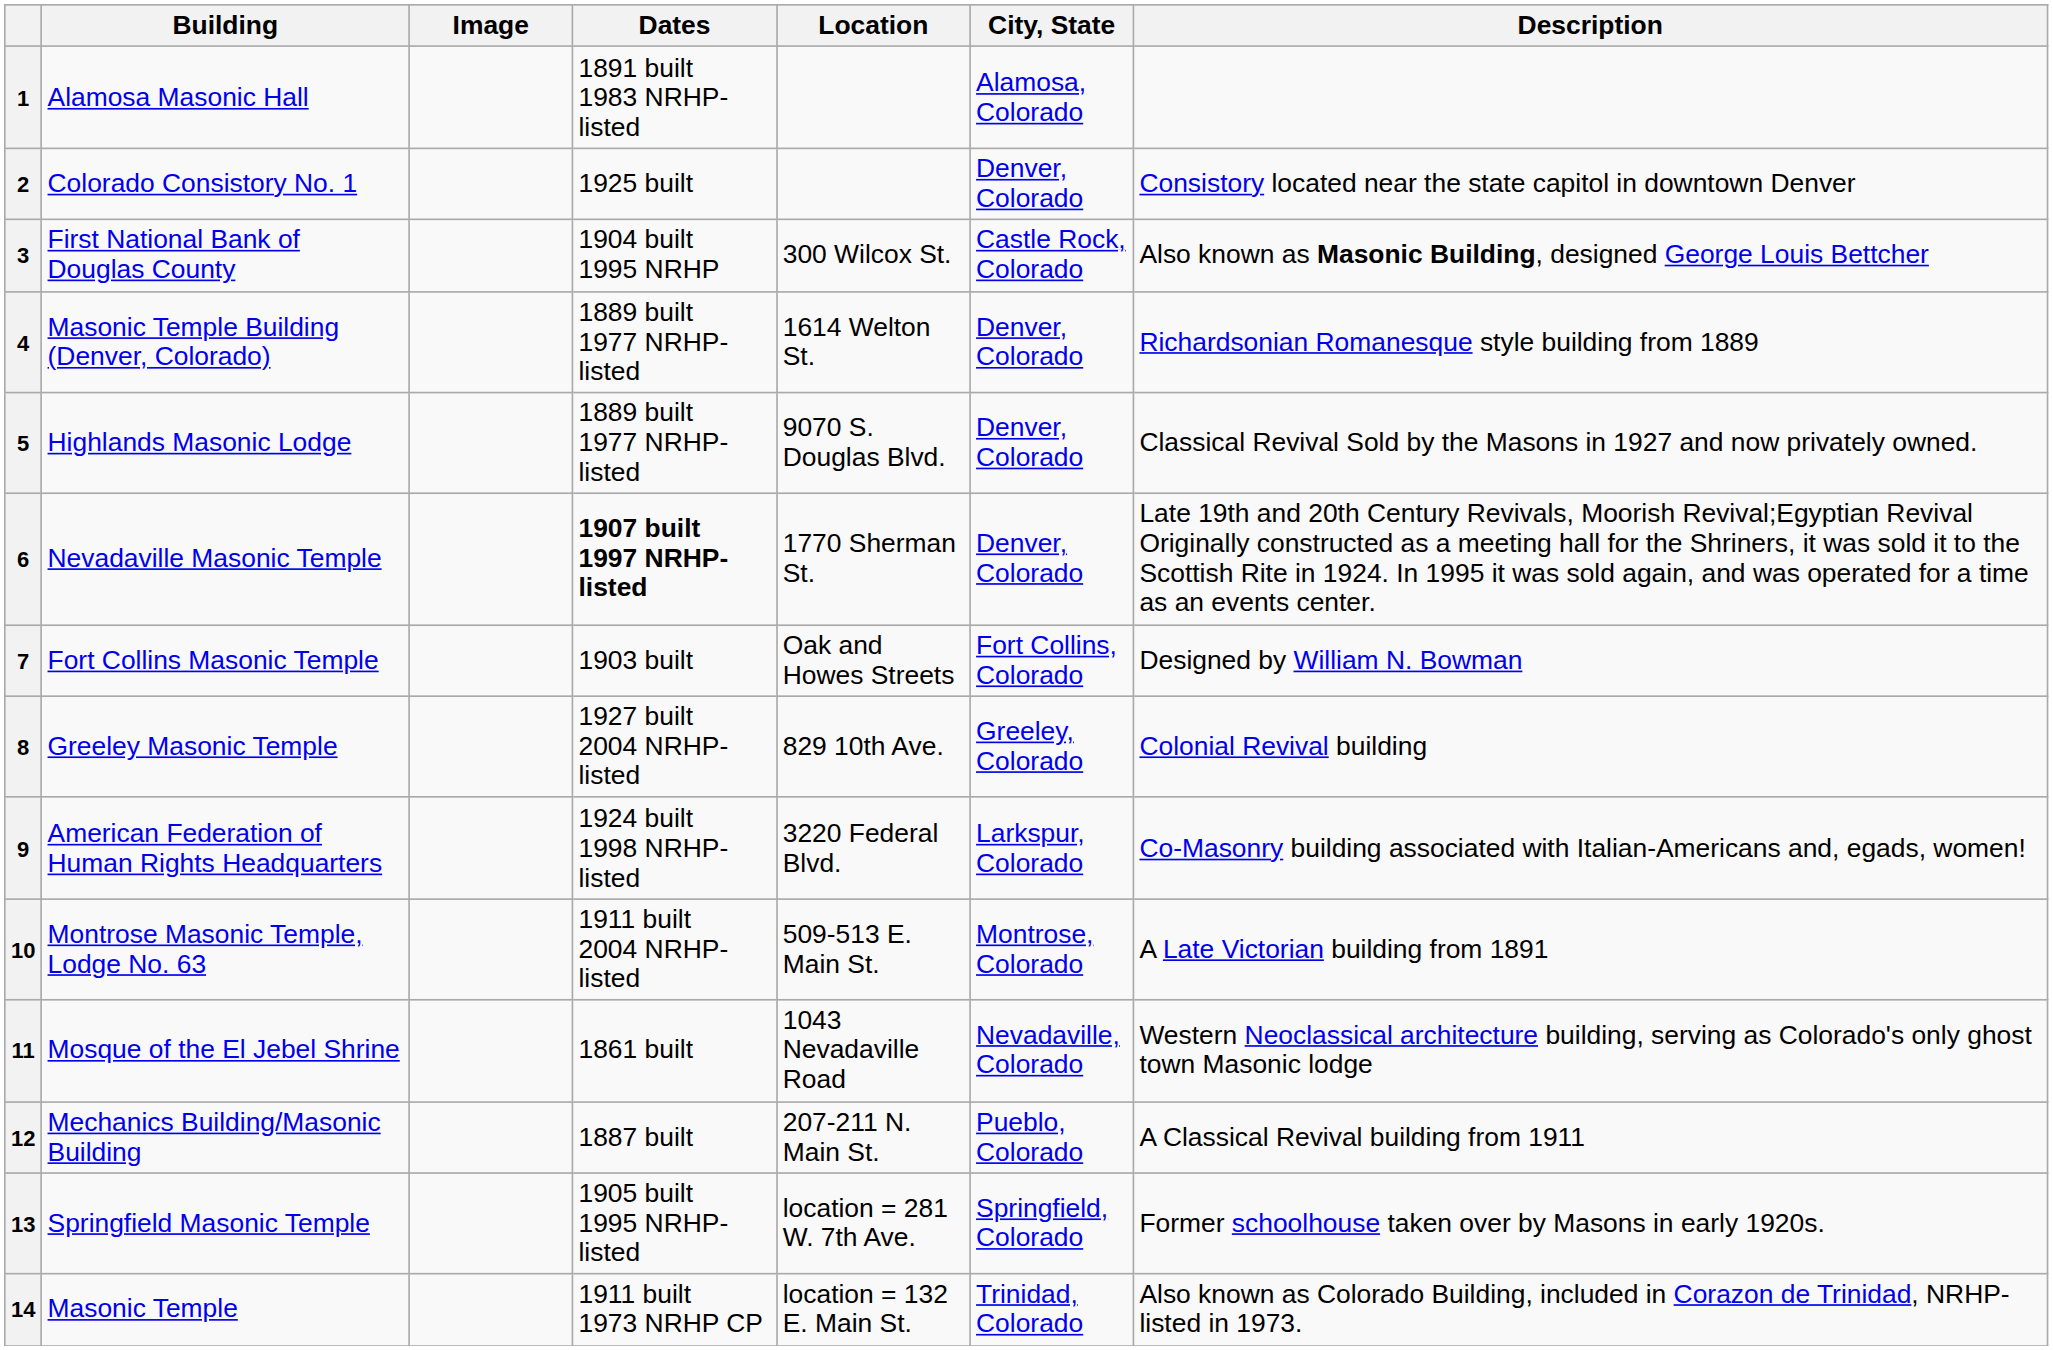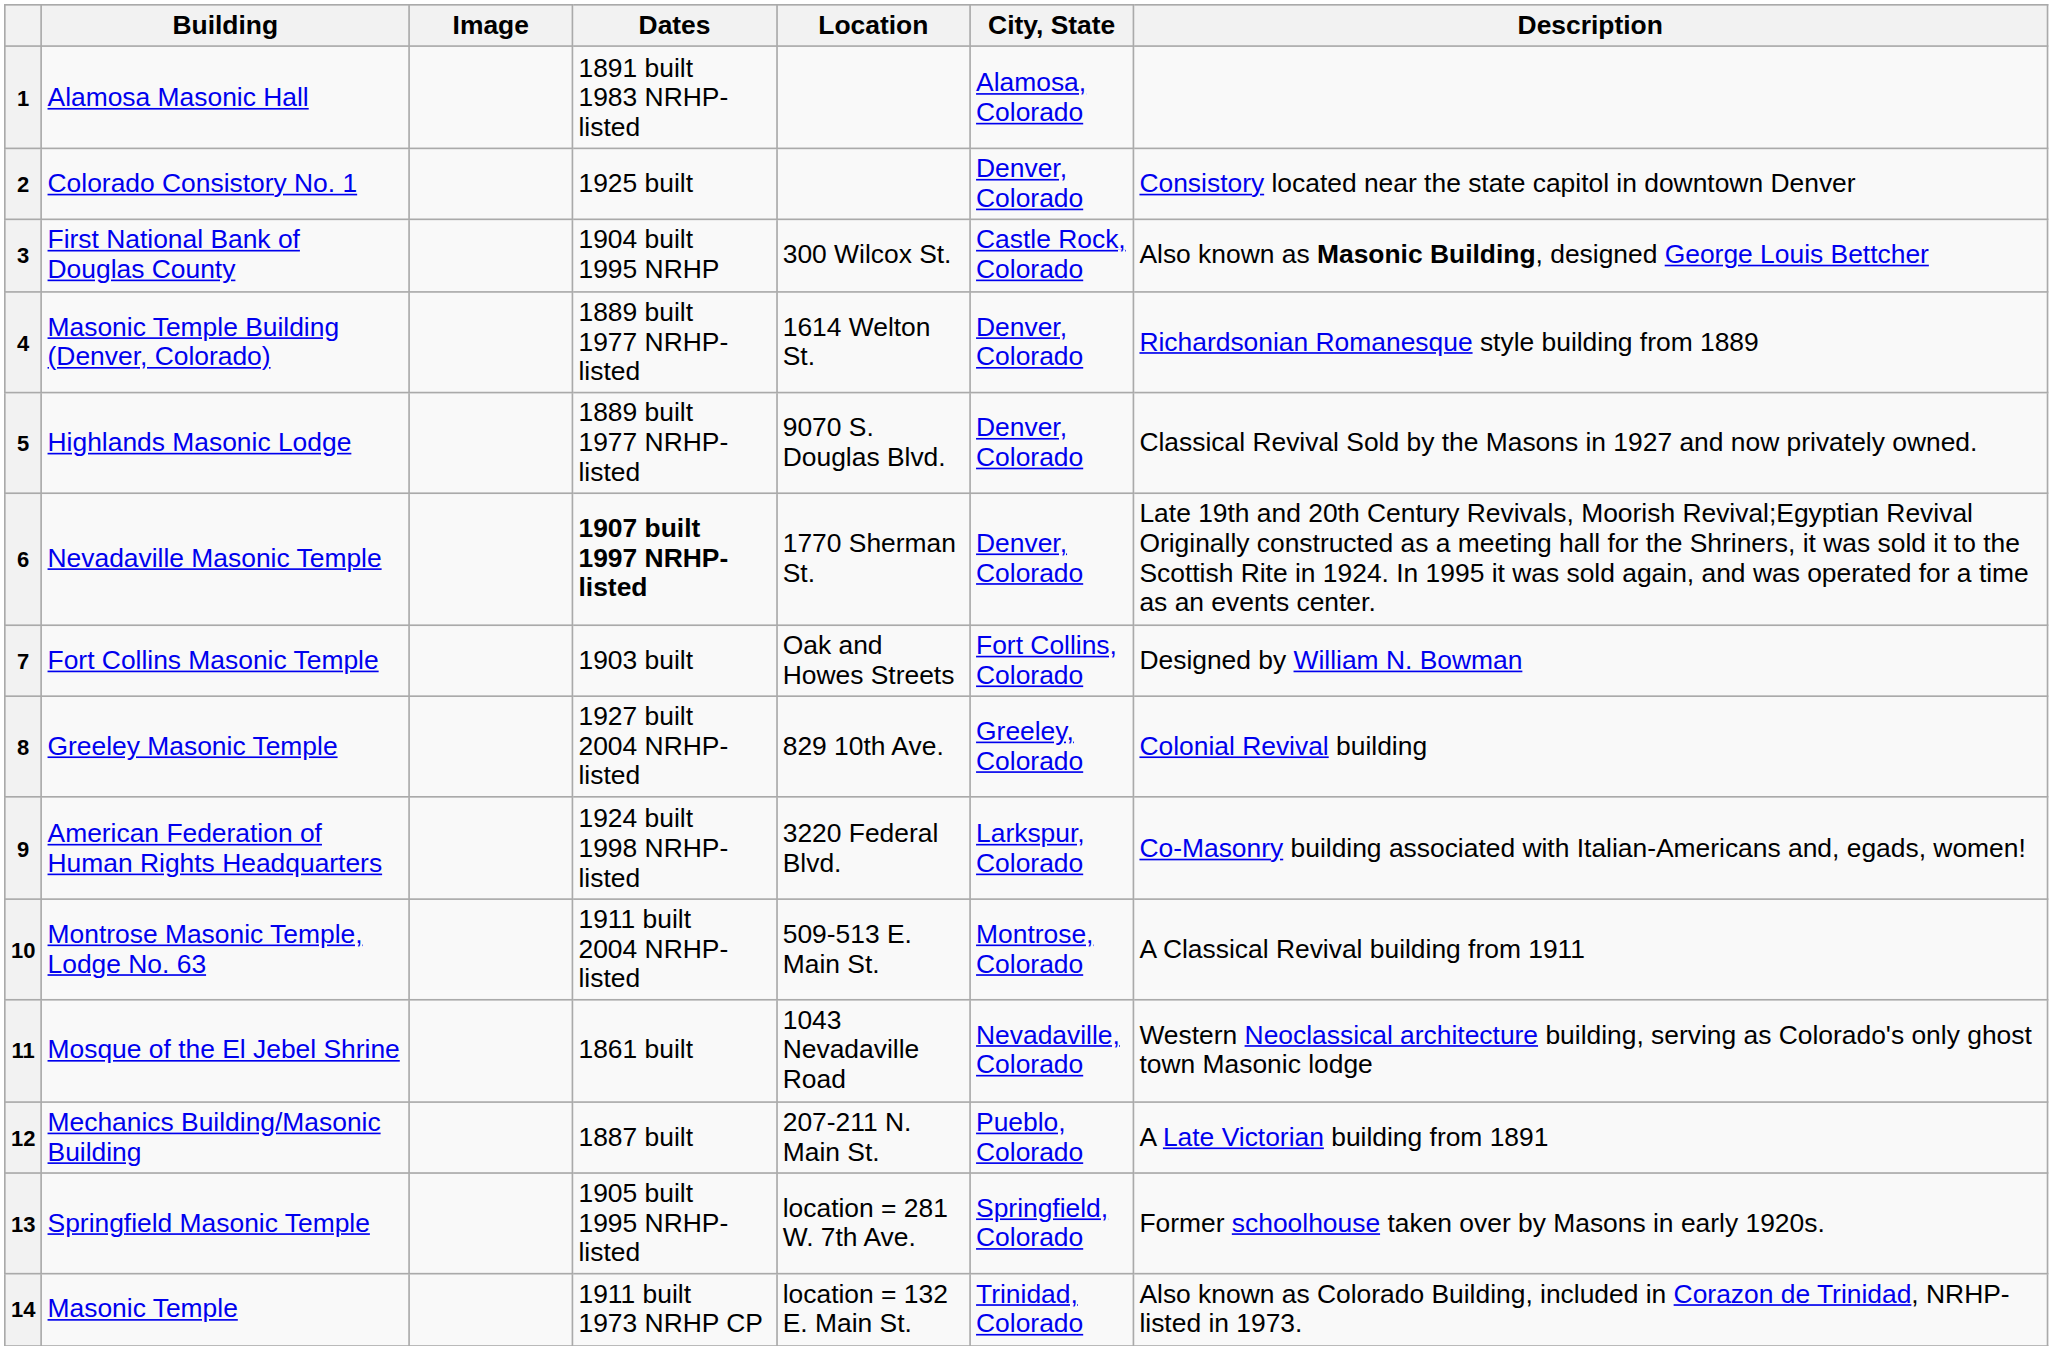(1344, 949) A Late Victorian building from 1891 -> (1362, 949) A Classical Revival building from 1911
(1362, 1136) A Classical Revival building from 1911 -> (1344, 1136) A Late Victorian building from 1891
